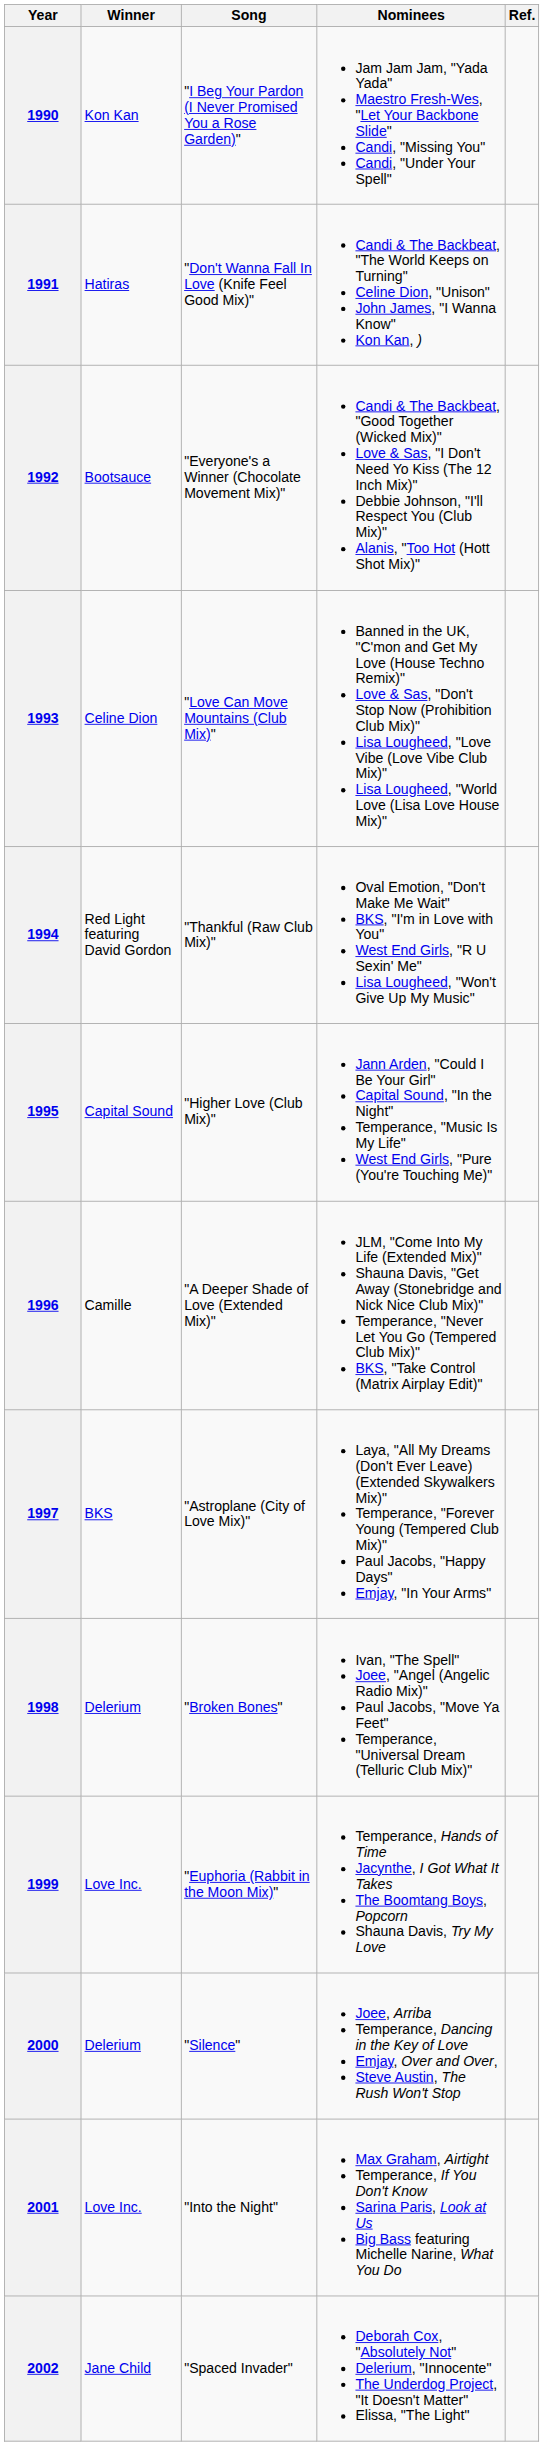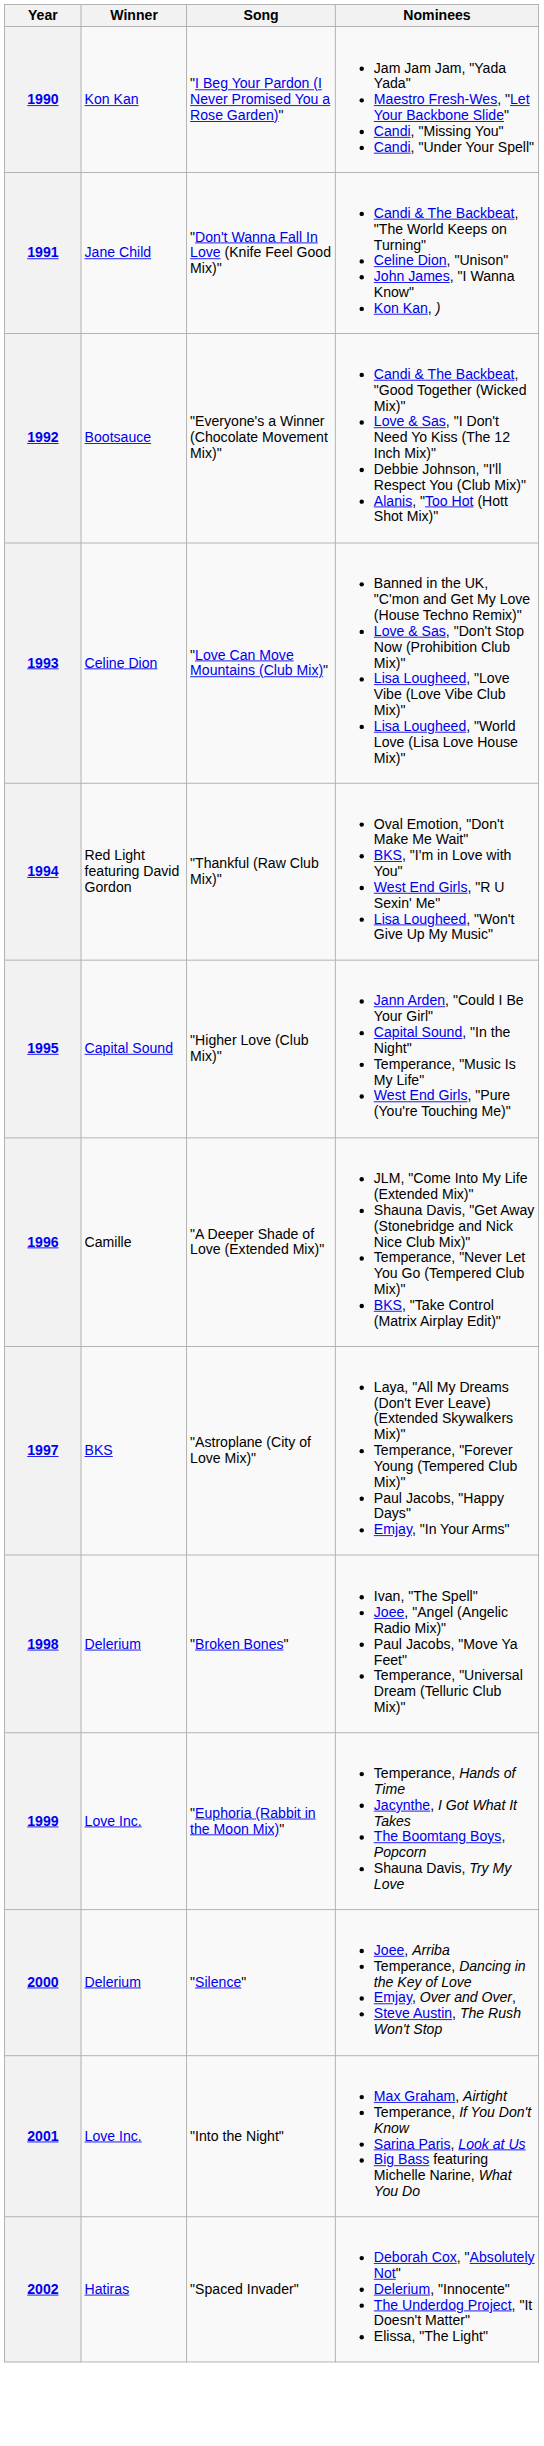- column: (522, 15)
(107, 284) Hatiras -> (118, 253) Jane Child
(118, 2368) Jane Child -> (107, 2289) Hatiras
